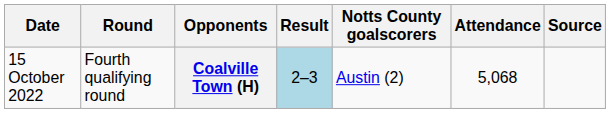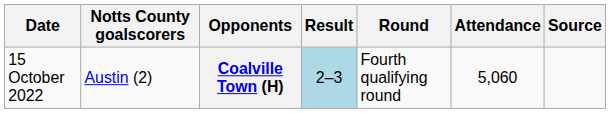columns swapped: (128, 25) <-> (392, 25)
(498, 77) 5,068 -> (498, 77) 5,060
